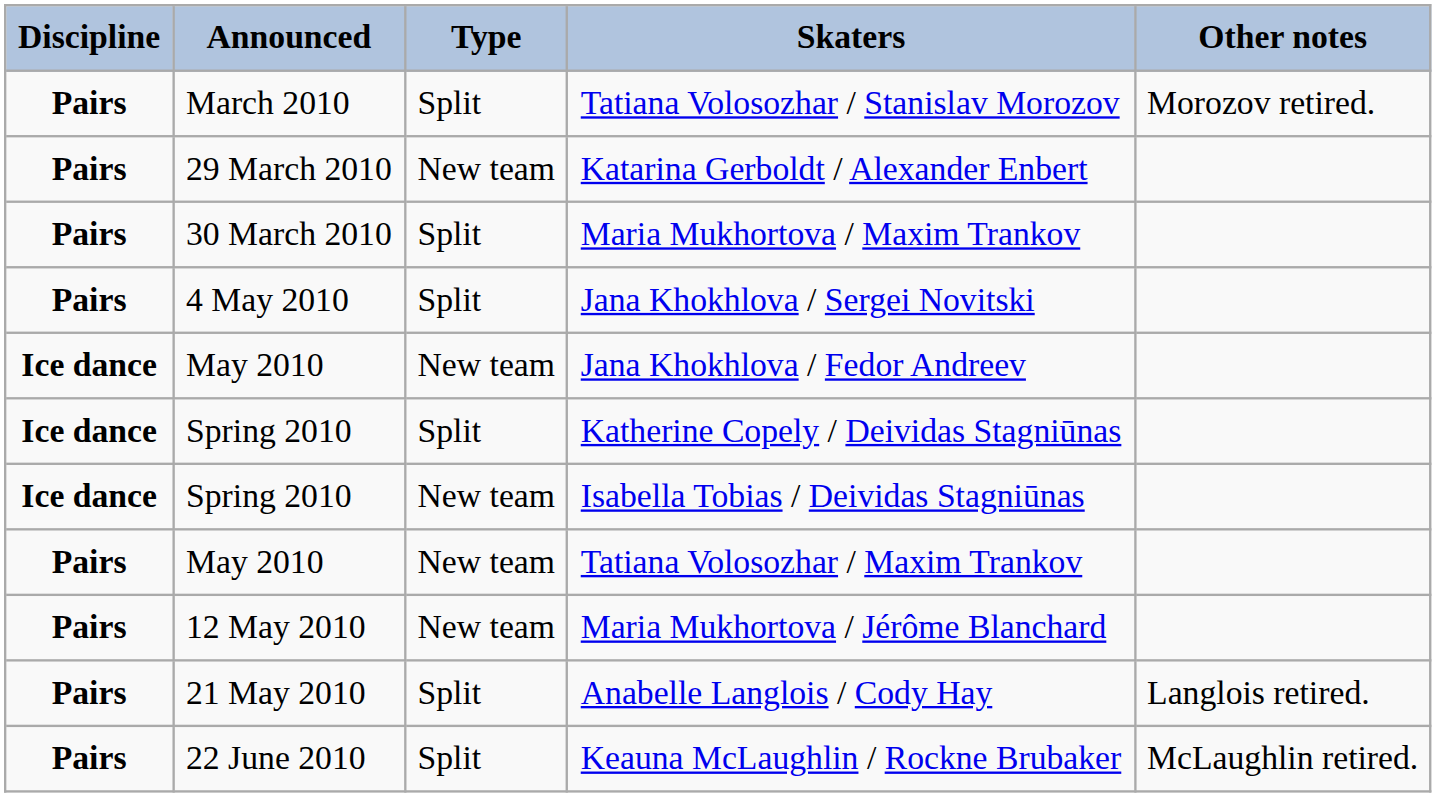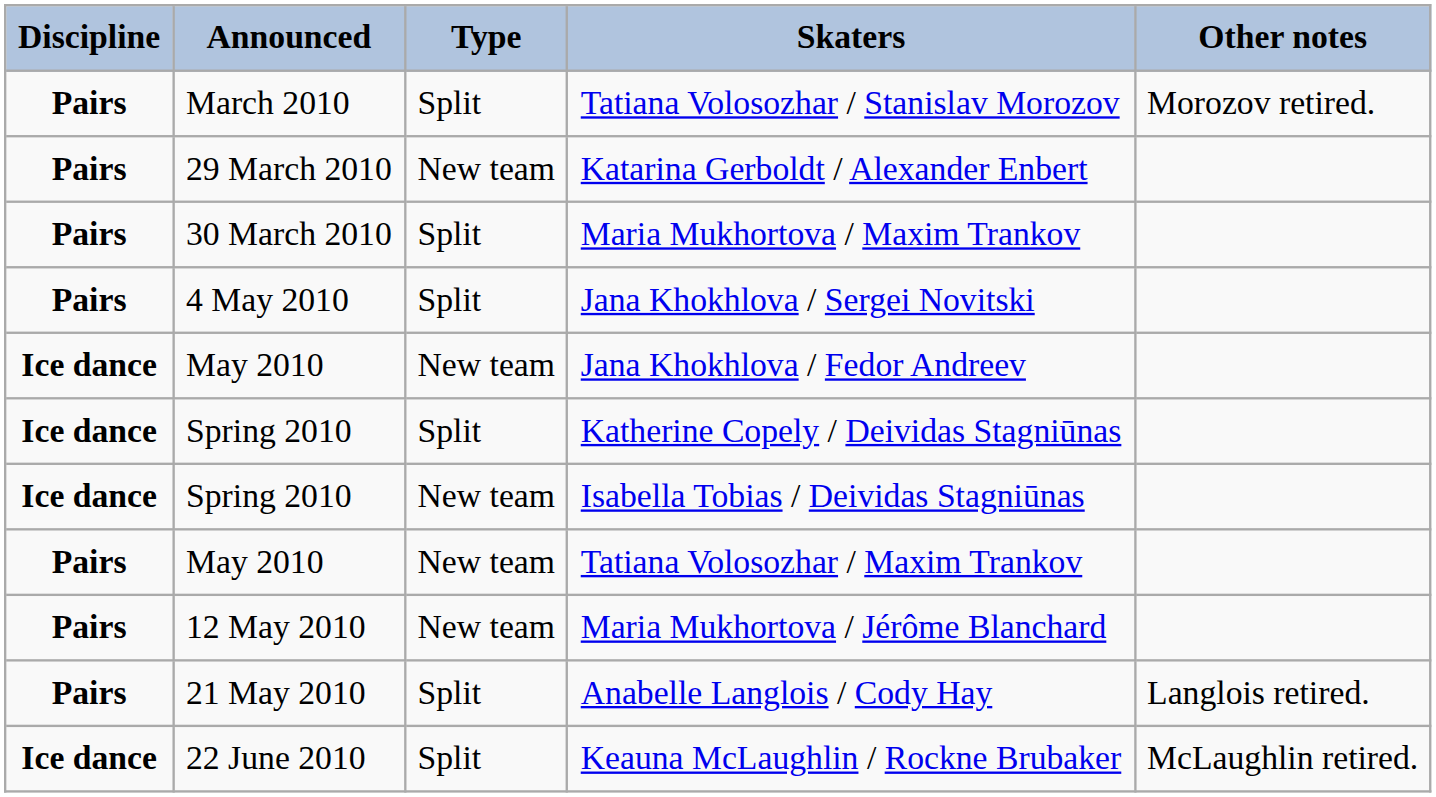(89, 758) Pairs -> (89, 758) Ice dance
